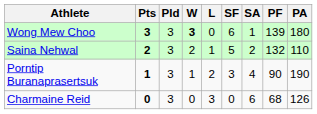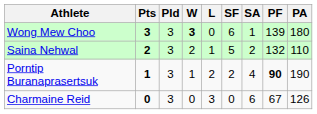(232, 74) 3 -> (232, 74) 2
(275, 74) normal -> (275, 74) bold
(275, 99) 68 -> (275, 99) 67
